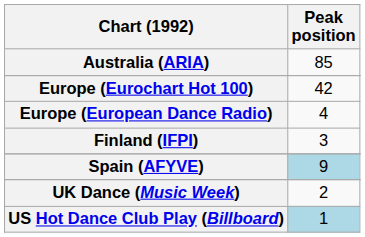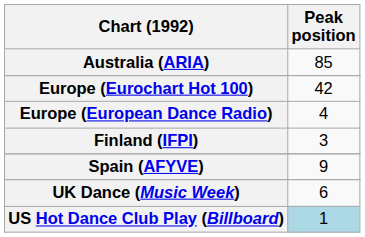(324, 166) lightblue background -> (324, 166) no background
(324, 192) 2 -> (324, 192) 6
